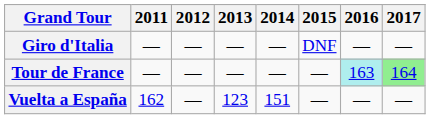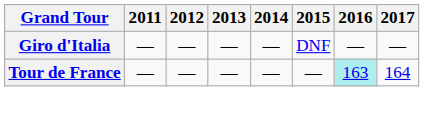(404, 72) lightgreen background -> (398, 72) no background
- row: (68, 99)
